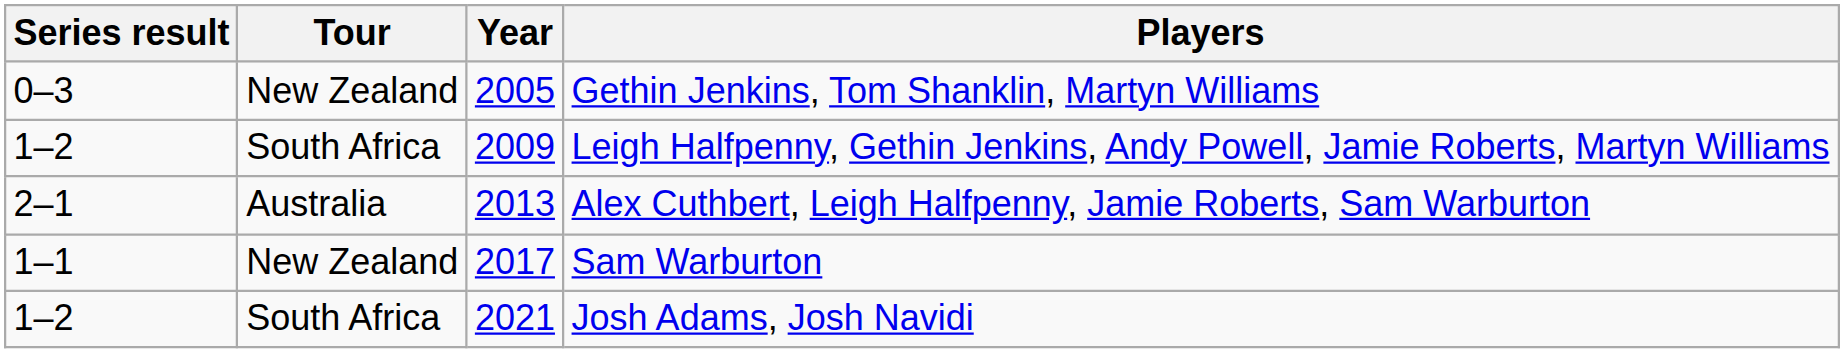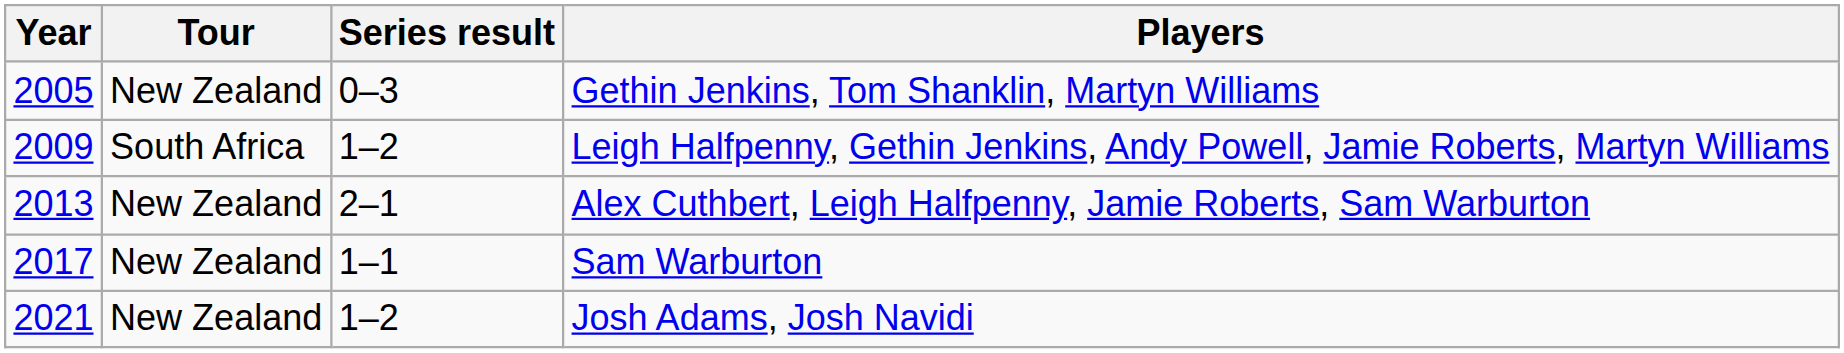columns swapped: (515, 33) <-> (121, 33)
(316, 204) Australia -> (216, 204) New Zealand
(343, 318) South Africa -> (216, 318) New Zealand
